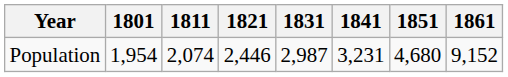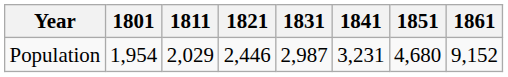(190, 54) 2,074 -> (190, 54) 2,029
